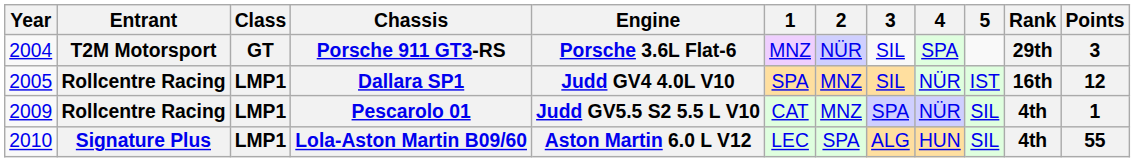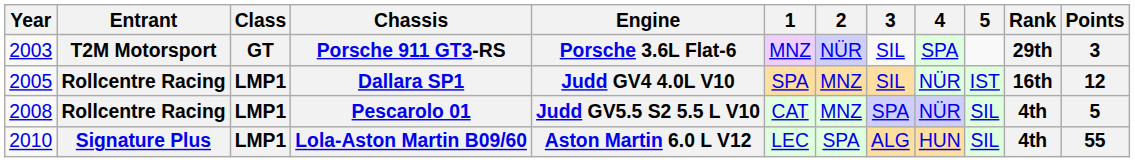(31, 50) 2004 -> (31, 50) 2003
(31, 111) 2009 -> (31, 111) 2008
(1095, 111) 1 -> (1095, 111) 5
